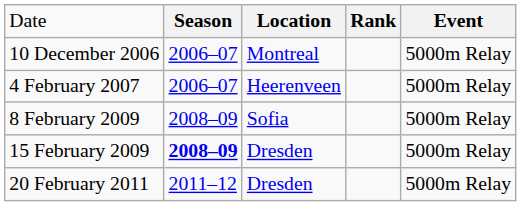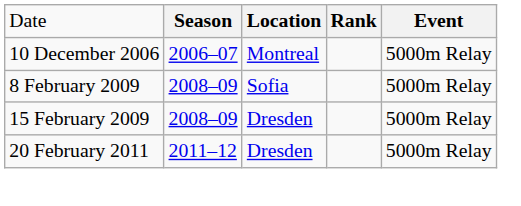- row: (74, 86)
(203, 151) bold -> (203, 118) normal
